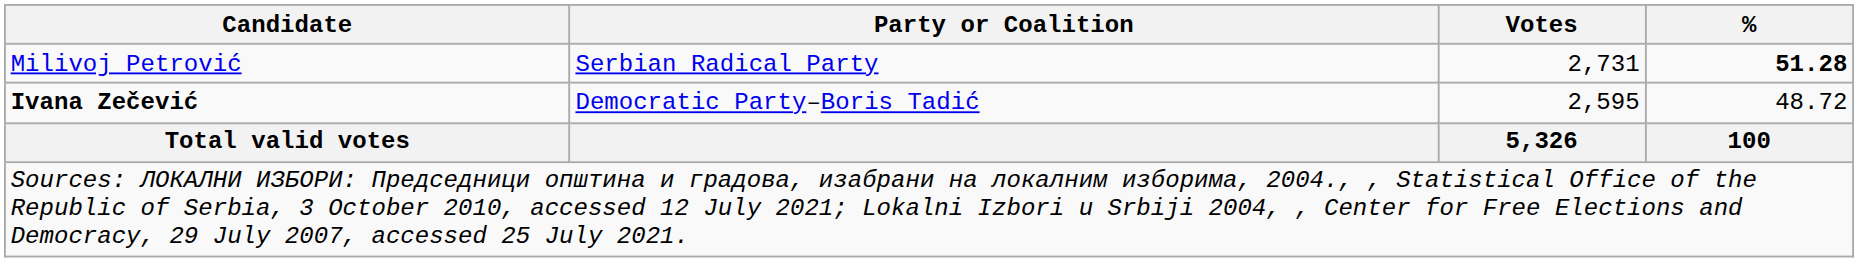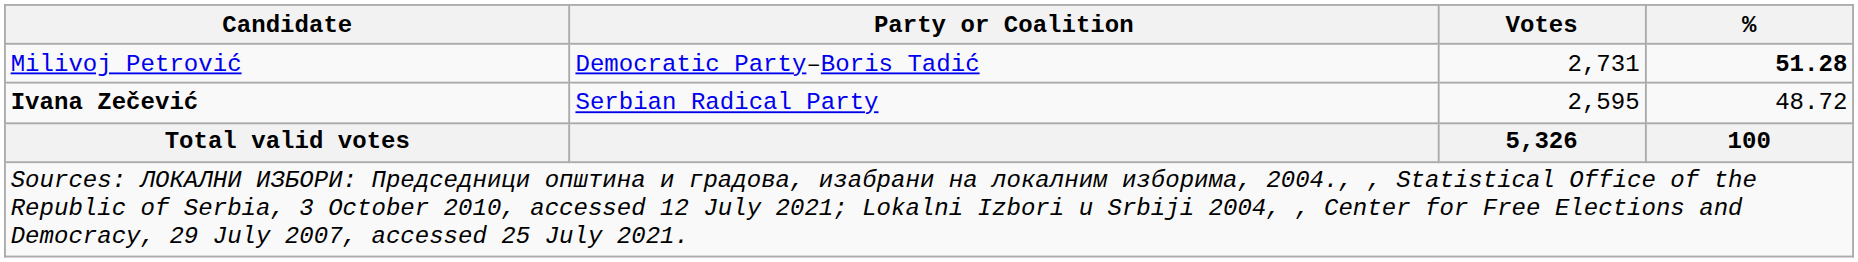(727, 64) Serbian Radical Party -> (778, 64) Democratic Party–Boris Tadić
(778, 103) Democratic Party–Boris Tadić -> (727, 103) Serbian Radical Party
